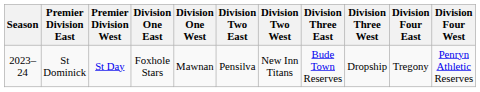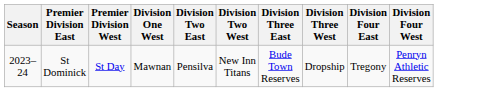- column: (152, 25)
